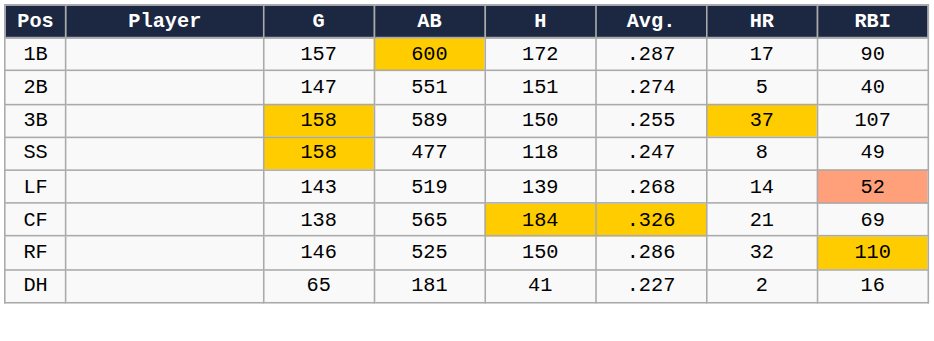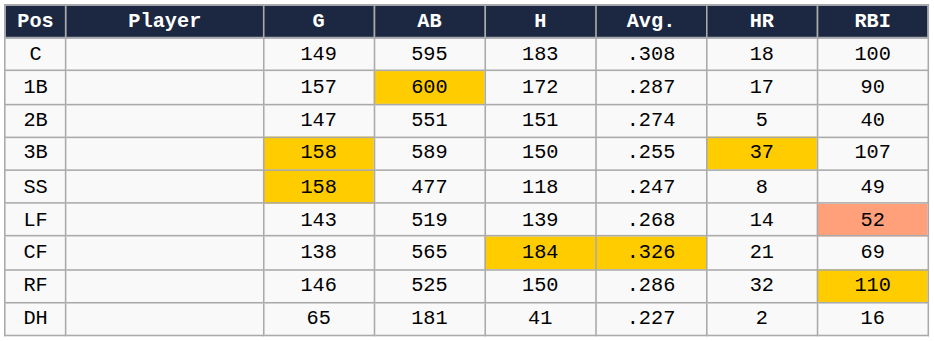+ row: (36, 54)
